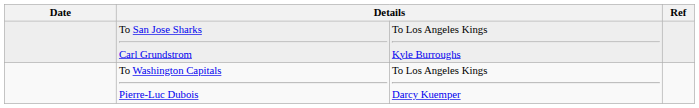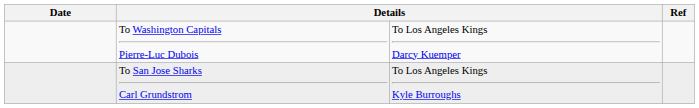rows swapped: (253, 83) <-> (253, 42)
